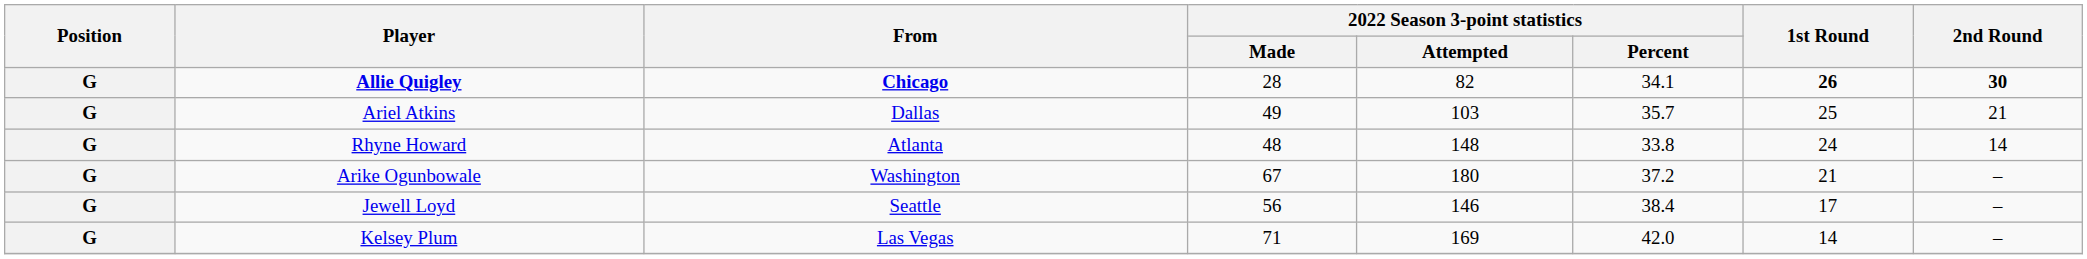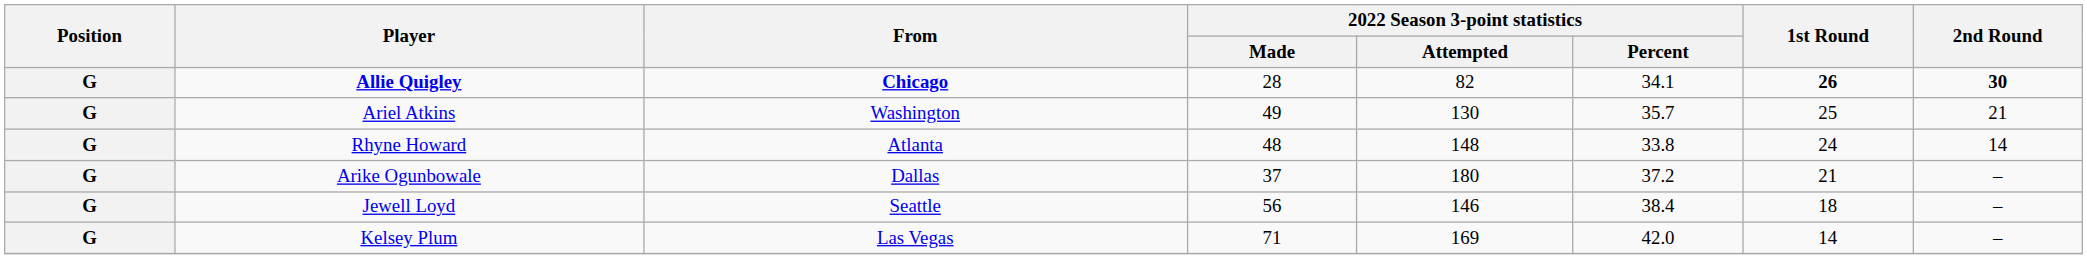(915, 113) Dallas -> (915, 113) Washington
(1465, 113) 103 -> (1465, 113) 130
(915, 176) Washington -> (915, 176) Dallas
(1272, 176) 67 -> (1272, 176) 37
(1828, 207) 17 -> (1828, 207) 18
